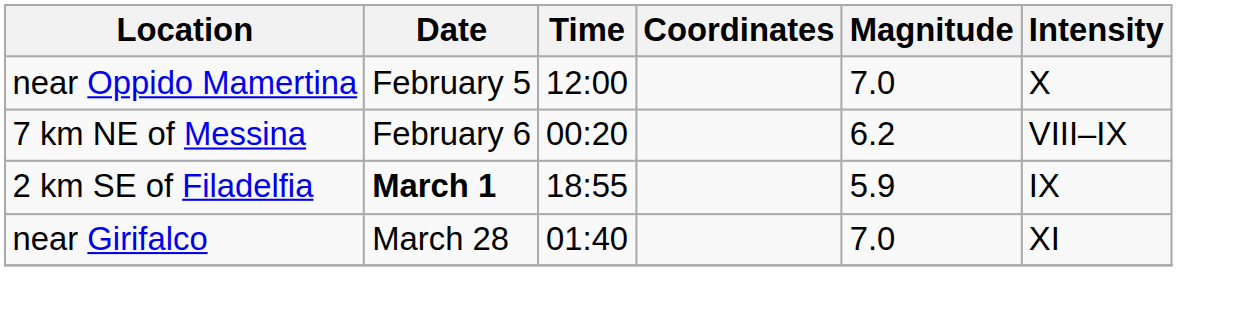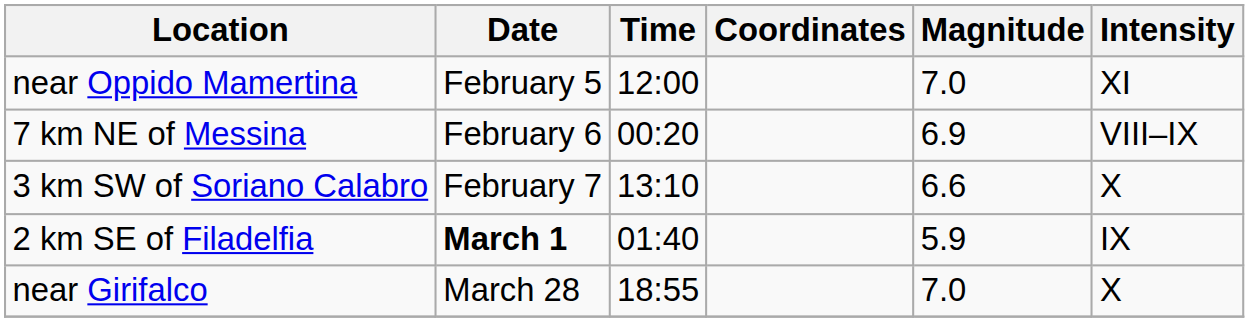(1040, 82) X -> (1115, 82) XI
(873, 134) 6.2 -> (944, 134) 6.9
+ row: (220, 186)
(587, 186) 18:55 -> (658, 238) 01:40
(587, 238) 01:40 -> (658, 290) 18:55
(1044, 238) XI -> (1111, 290) X
